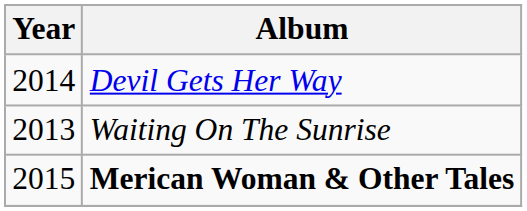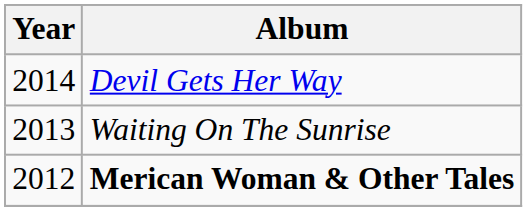(44, 179) 2015 -> (44, 179) 2012
